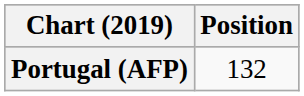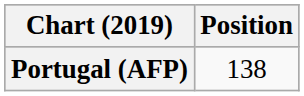(247, 68) 132 -> (247, 68) 138
